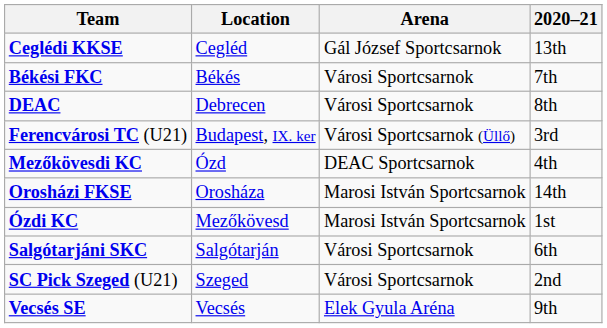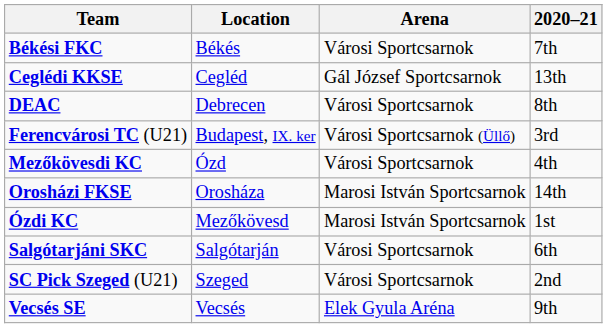rows swapped: (56, 76) <-> (66, 47)
(399, 163) DEAC Sportcsarnok -> (399, 163) Városi Sportcsarnok
